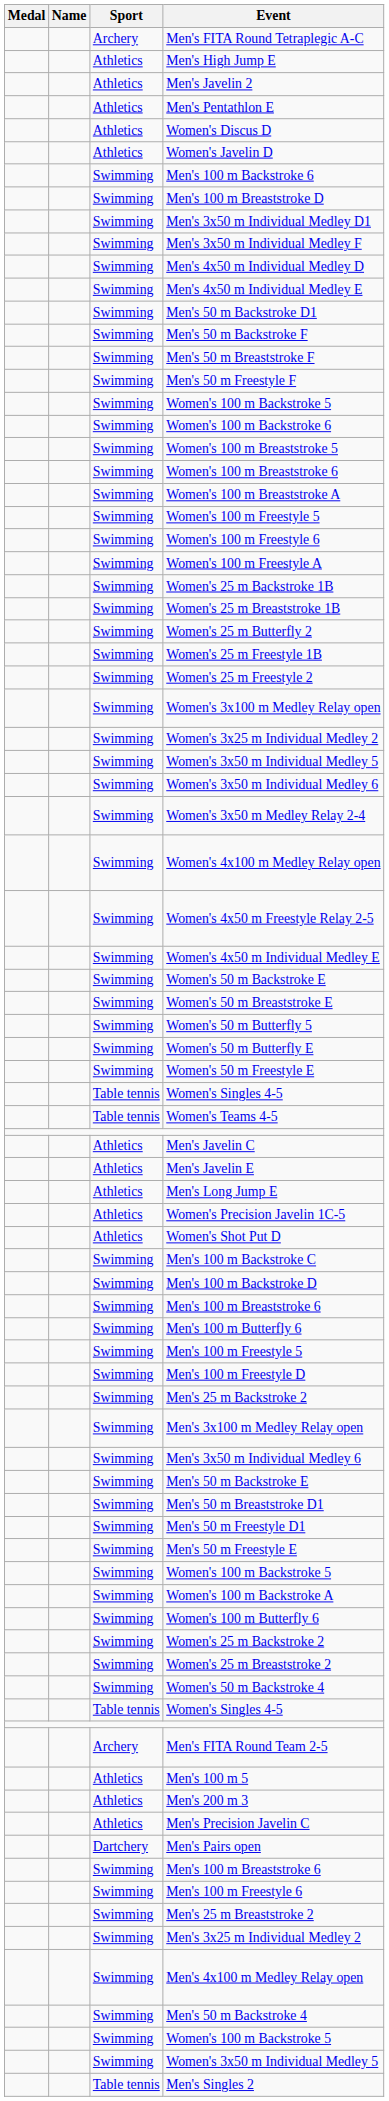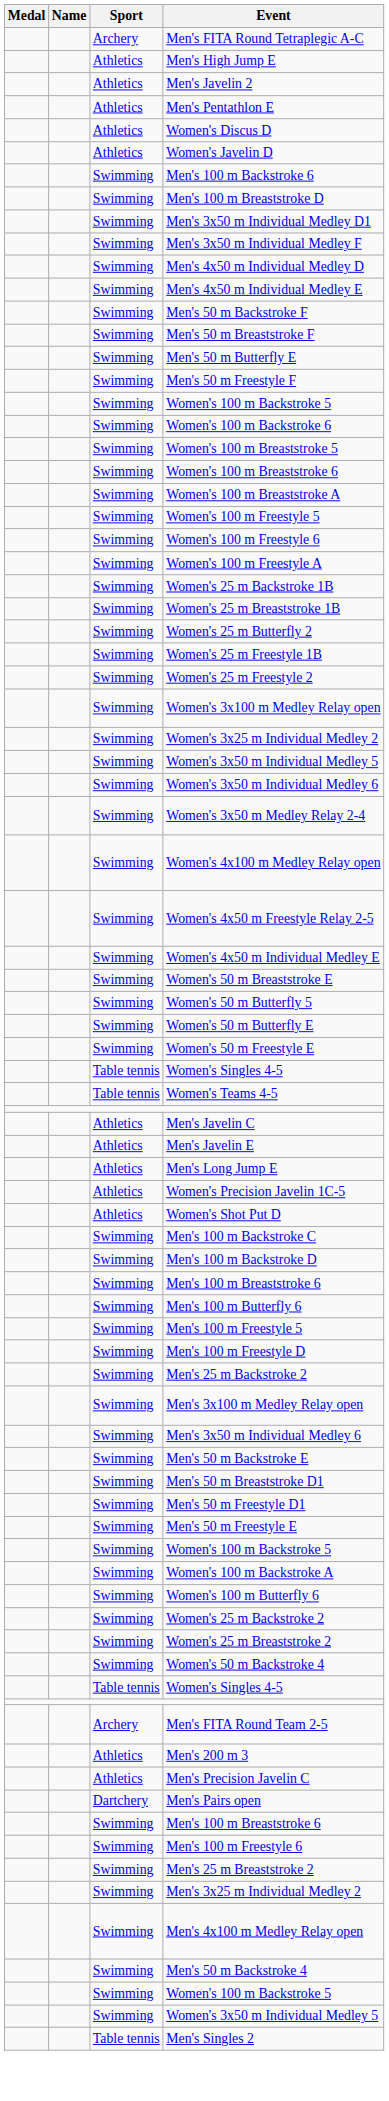- row: (123, 312)
+ row: (123, 358)
- row: (123, 980)
- row: (118, 1778)
